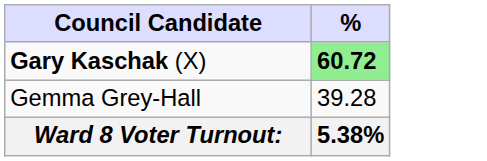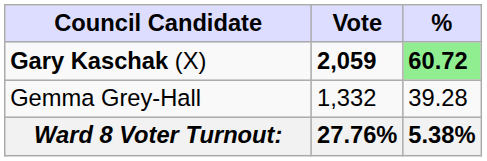+ column: (357, 23)
